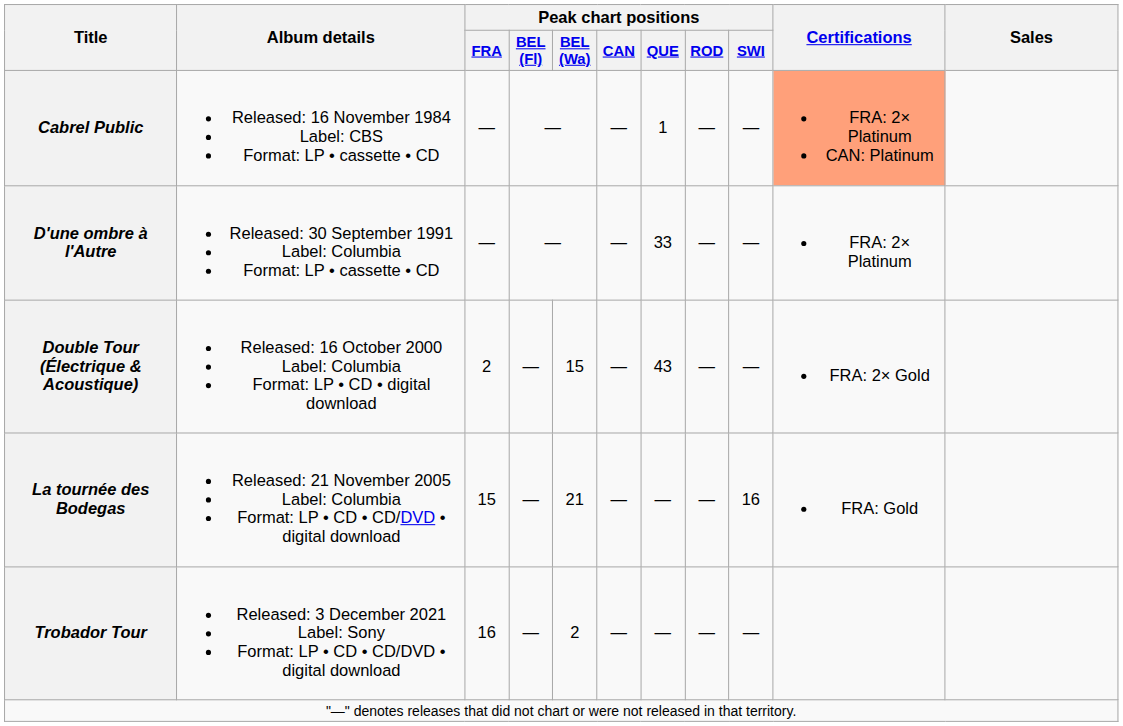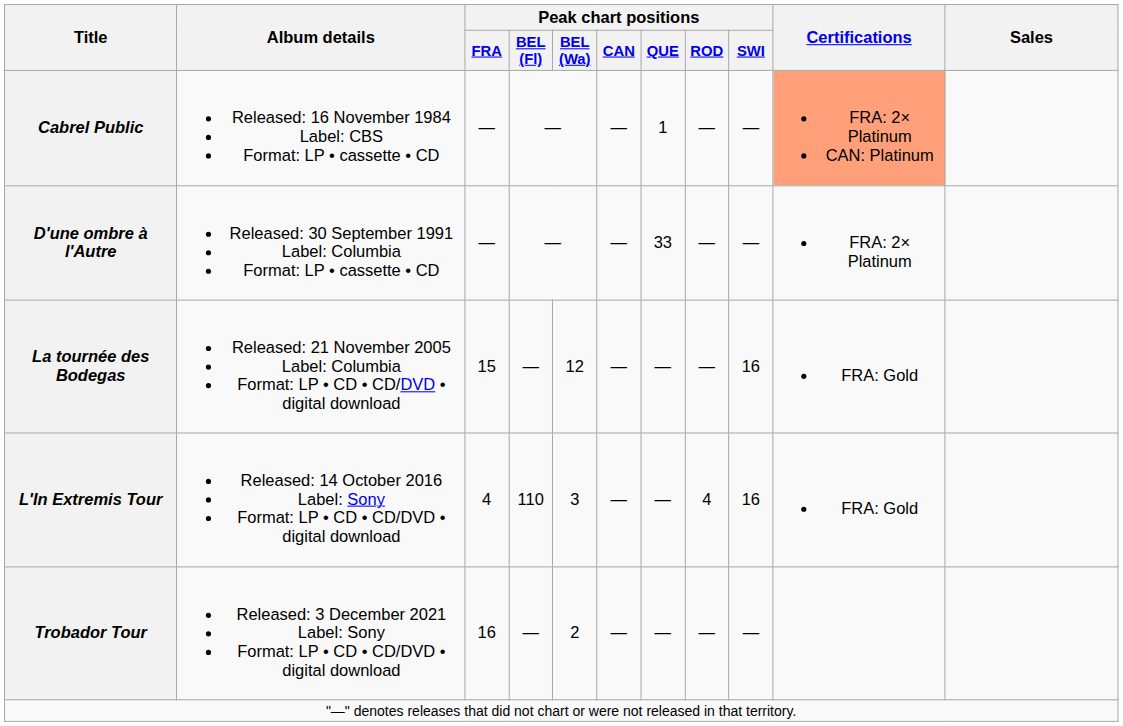- row: (91, 366)
(575, 499) 21 -> (575, 366) 12
+ row: (91, 499)
